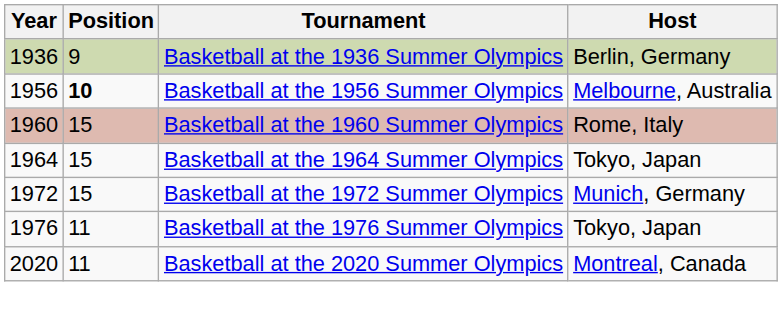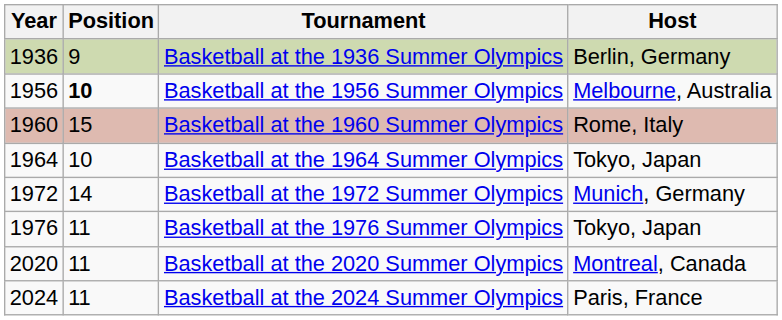(80, 159) 15 -> (80, 159) 10
(80, 194) 15 -> (80, 194) 14
+ row: (364, 297)
